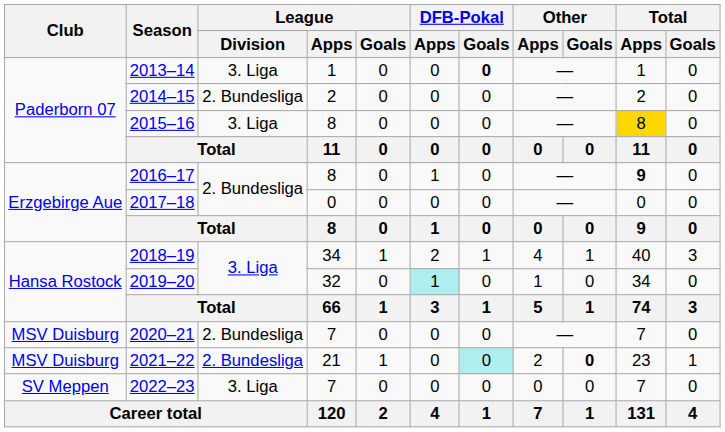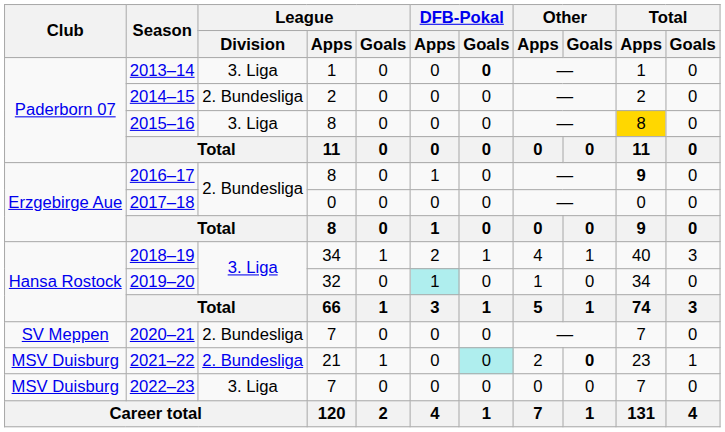(65, 334) MSV Duisburg -> (65, 334) SV Meppen
(65, 387) SV Meppen -> (65, 387) MSV Duisburg
